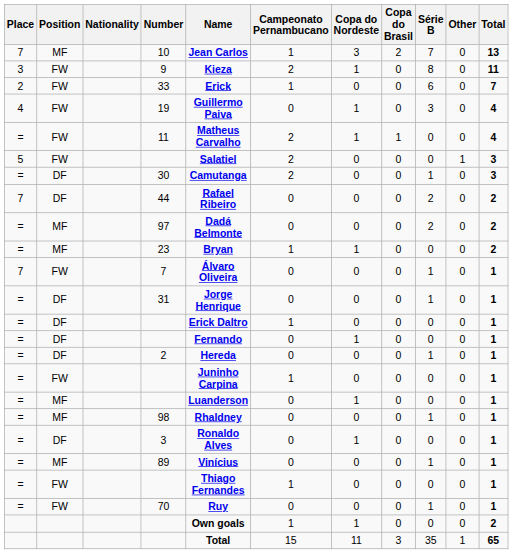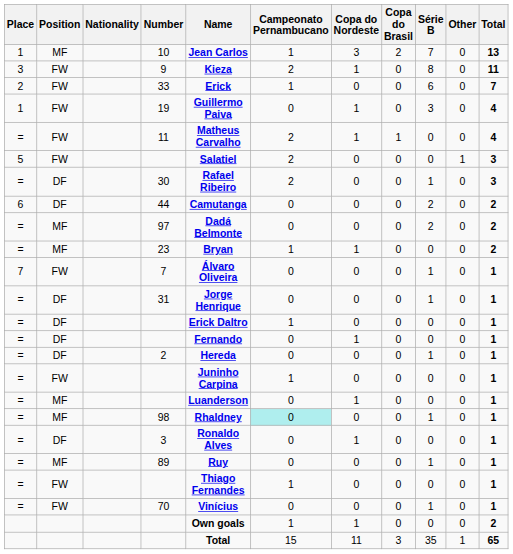(20, 53) 7 -> (20, 53) 1
(20, 109) 4 -> (20, 109) 1
(218, 176) Camutanga -> (218, 182) Rafael Ribeiro
(20, 198) 7 -> (20, 204) 6
(218, 198) Rafael Ribeiro -> (218, 204) Camutanga
(291, 417) no background -> (291, 417) paleturquoise background
(218, 462) Vinícius -> (218, 462) Ruy
(218, 507) Ruy -> (218, 507) Vinícius
